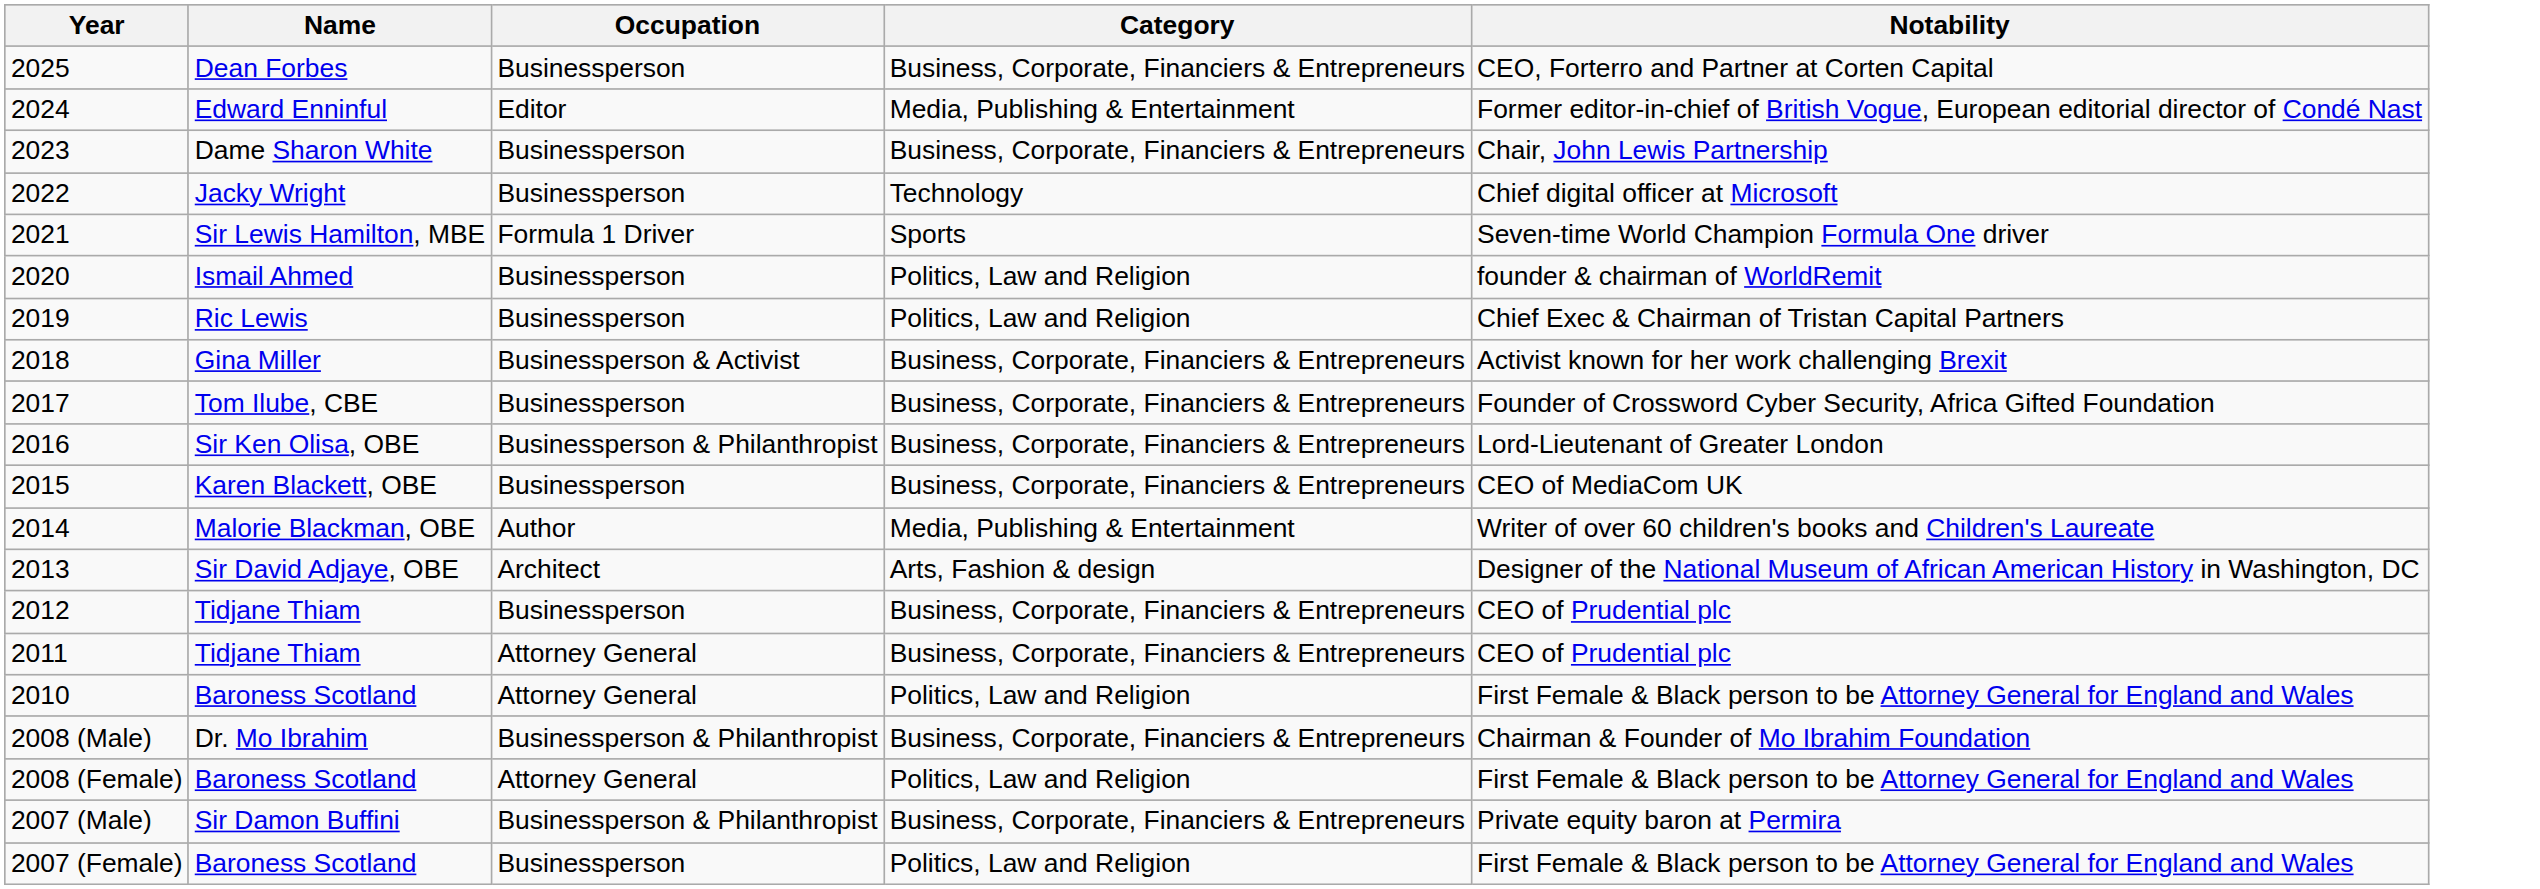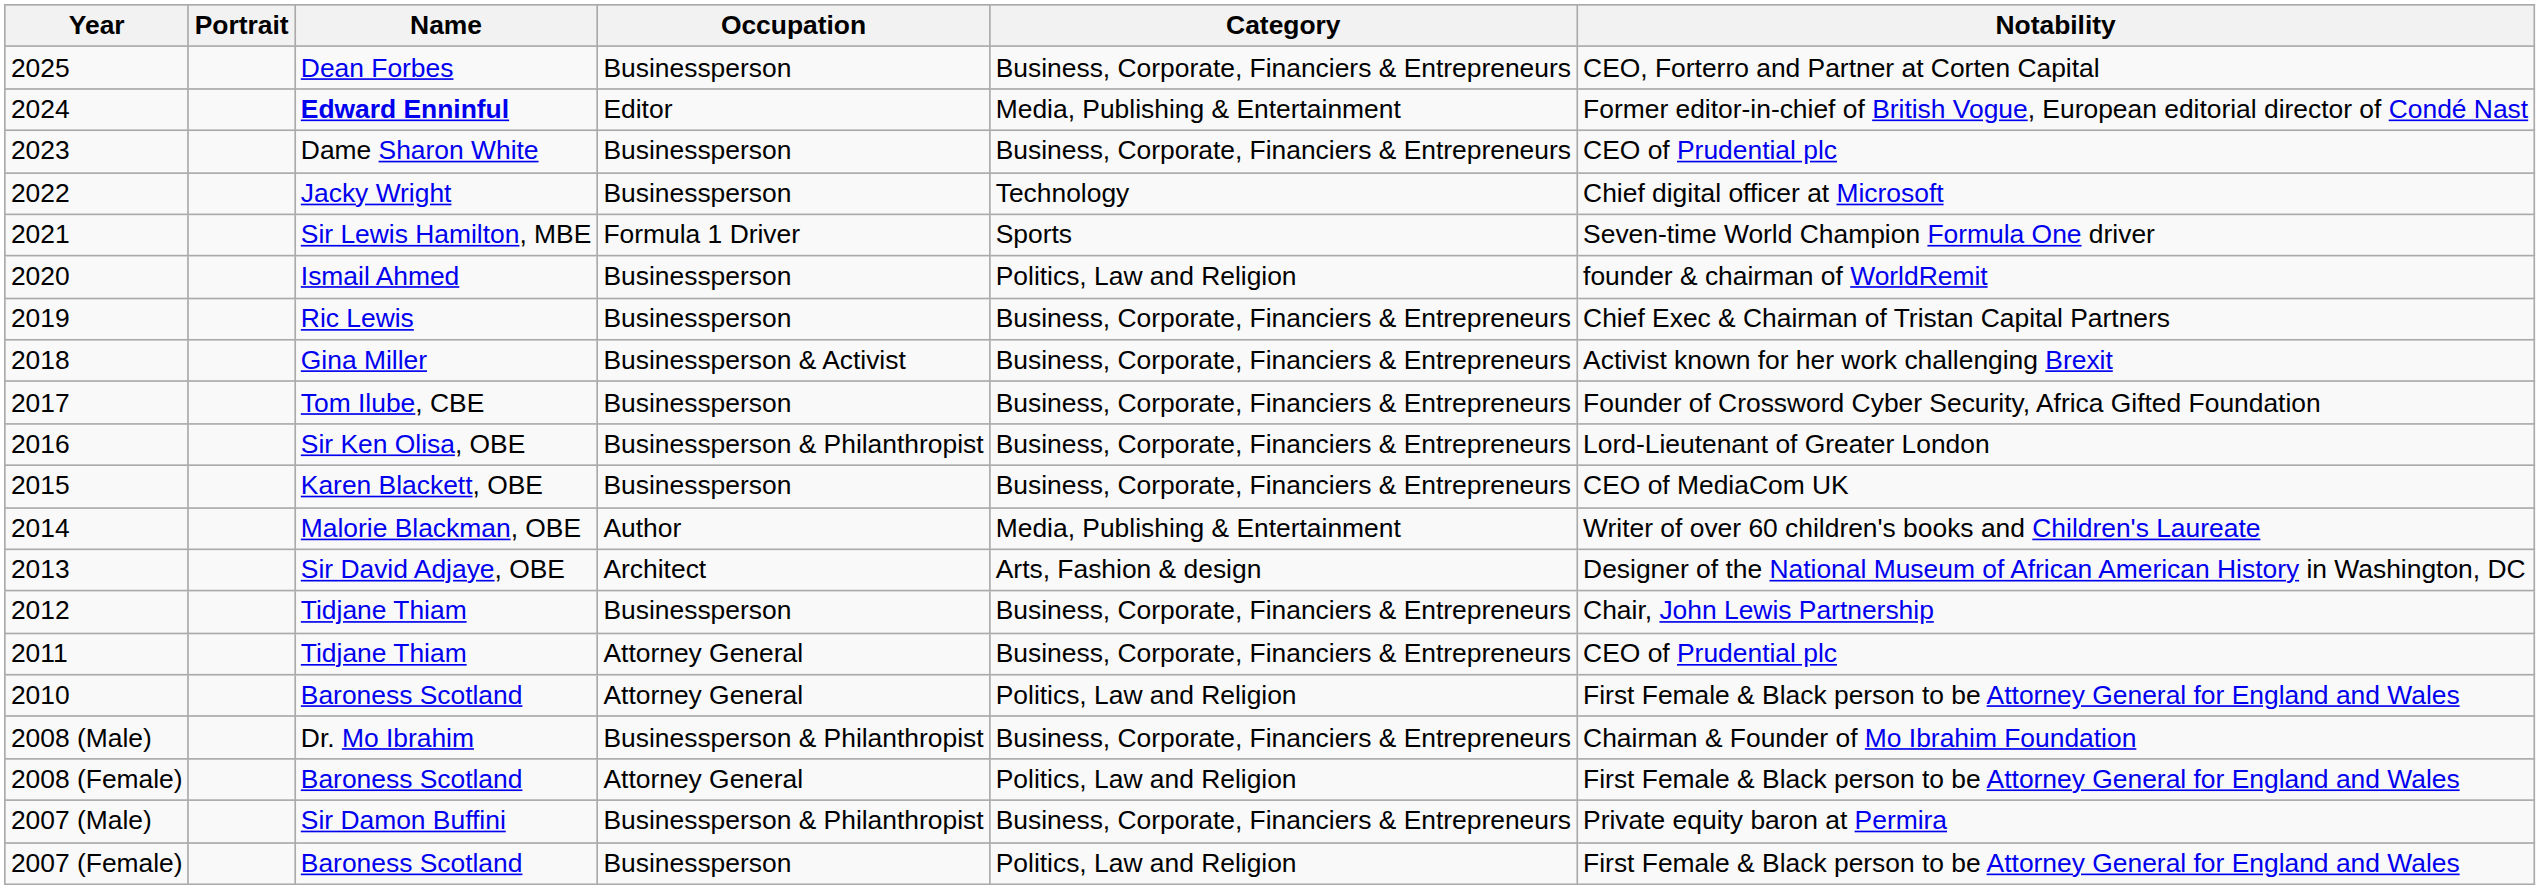+ column: (242, 25)
(291, 109) normal -> (405, 109) bold
(1652, 151) Chair, John Lewis Partnership -> (1710, 151) CEO of Prudential plc
(1040, 318) Politics, Law and Religion -> (1283, 318) Business, Corporate, Financiers & Entrepreneurs
(1604, 611) CEO of Prudential plc -> (1758, 611) Chair, John Lewis Partnership
